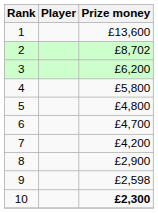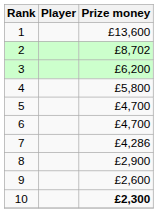(132, 106) £4,800 -> (132, 106) £4,700
(132, 143) £4,200 -> (132, 143) £4,286
(132, 180) £2,598 -> (132, 180) £2,600
